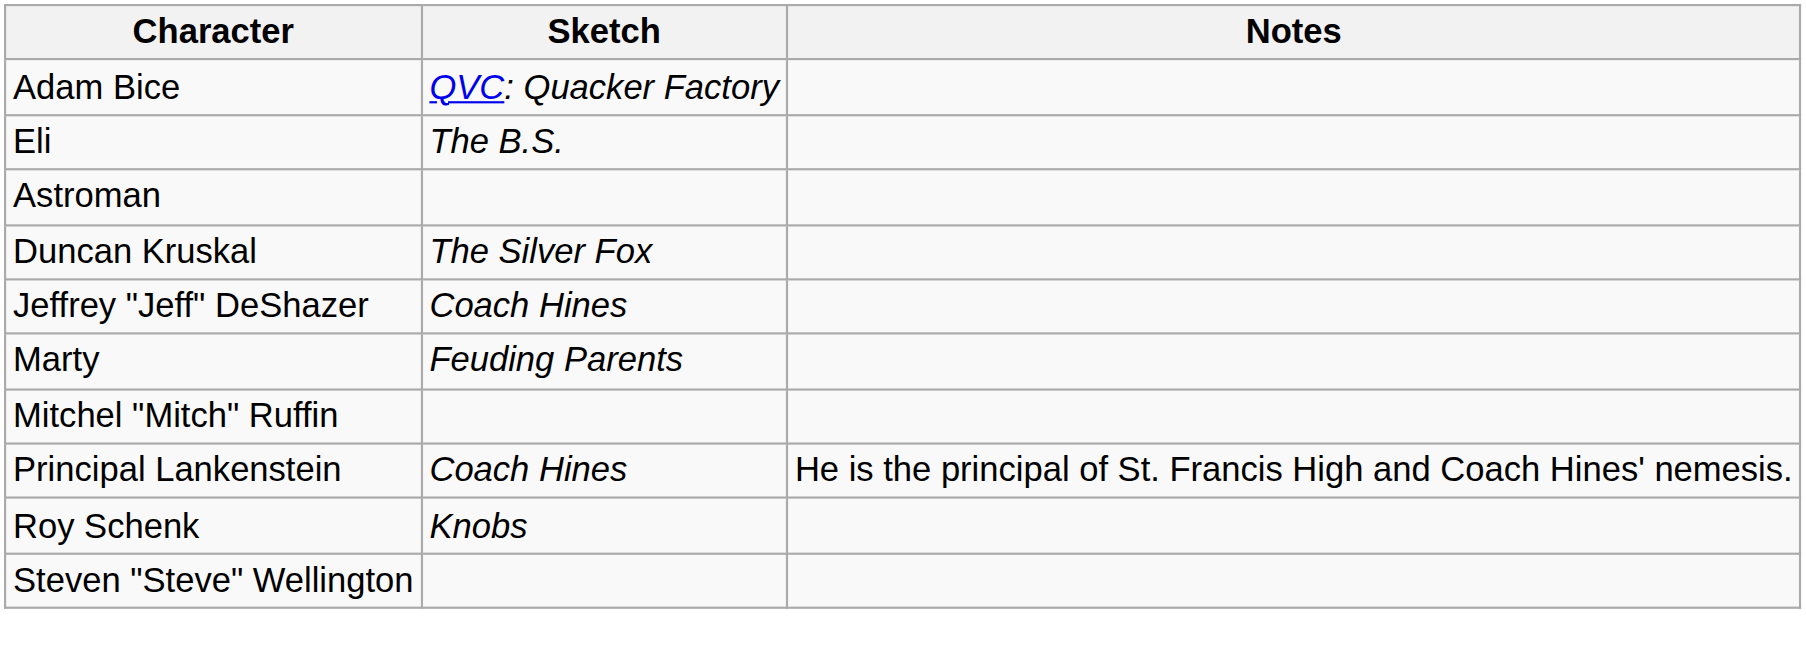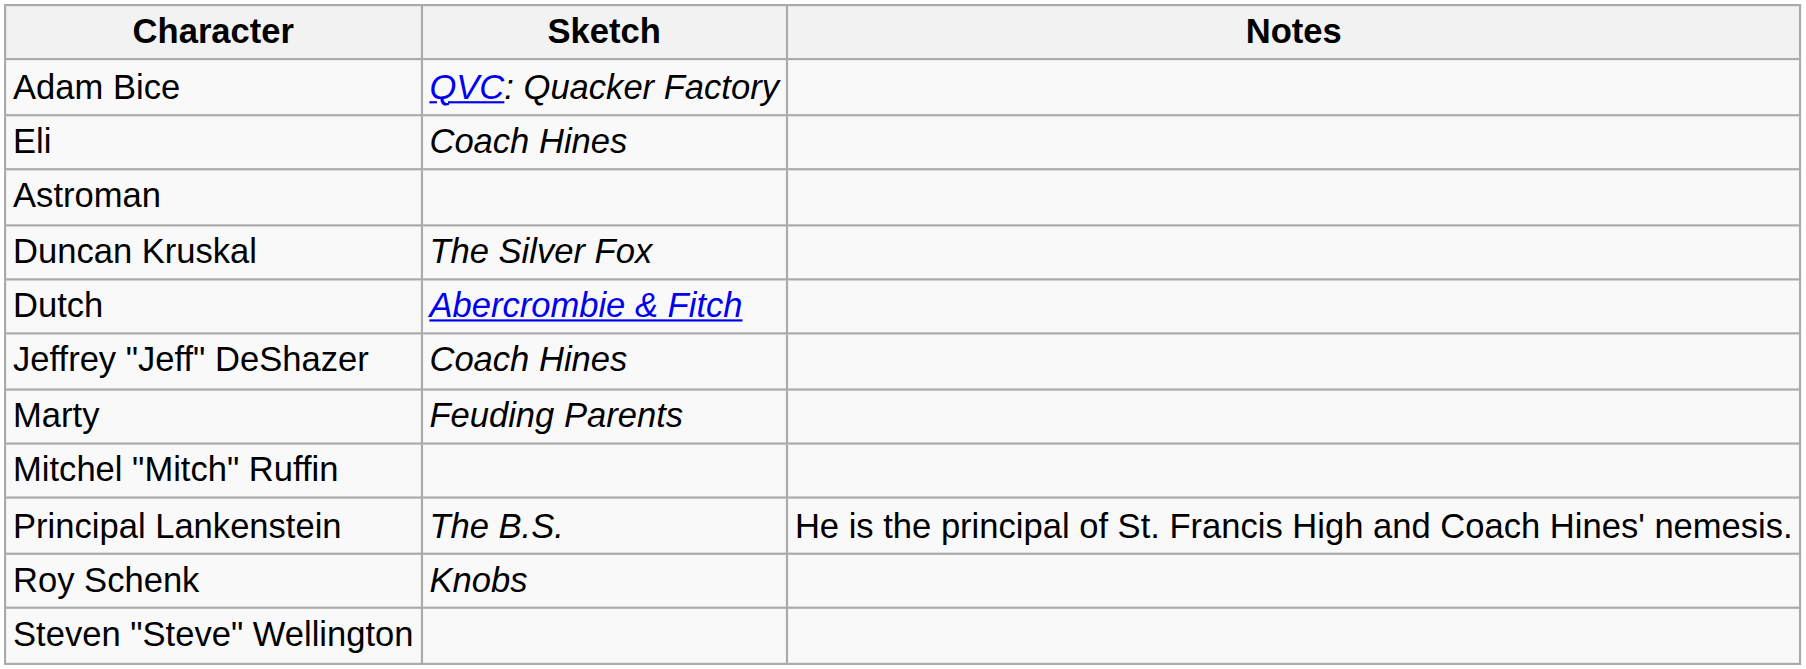(497, 141) The B.S. -> (528, 141) Coach Hines
+ row: (58, 305)
(528, 470) Coach Hines -> (497, 525) The B.S.
